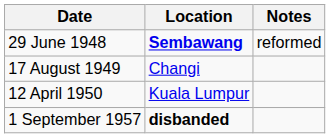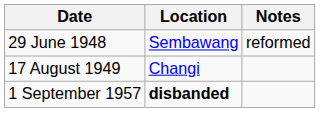(196, 42) bold -> (194, 42) normal
- row: (55, 94)
